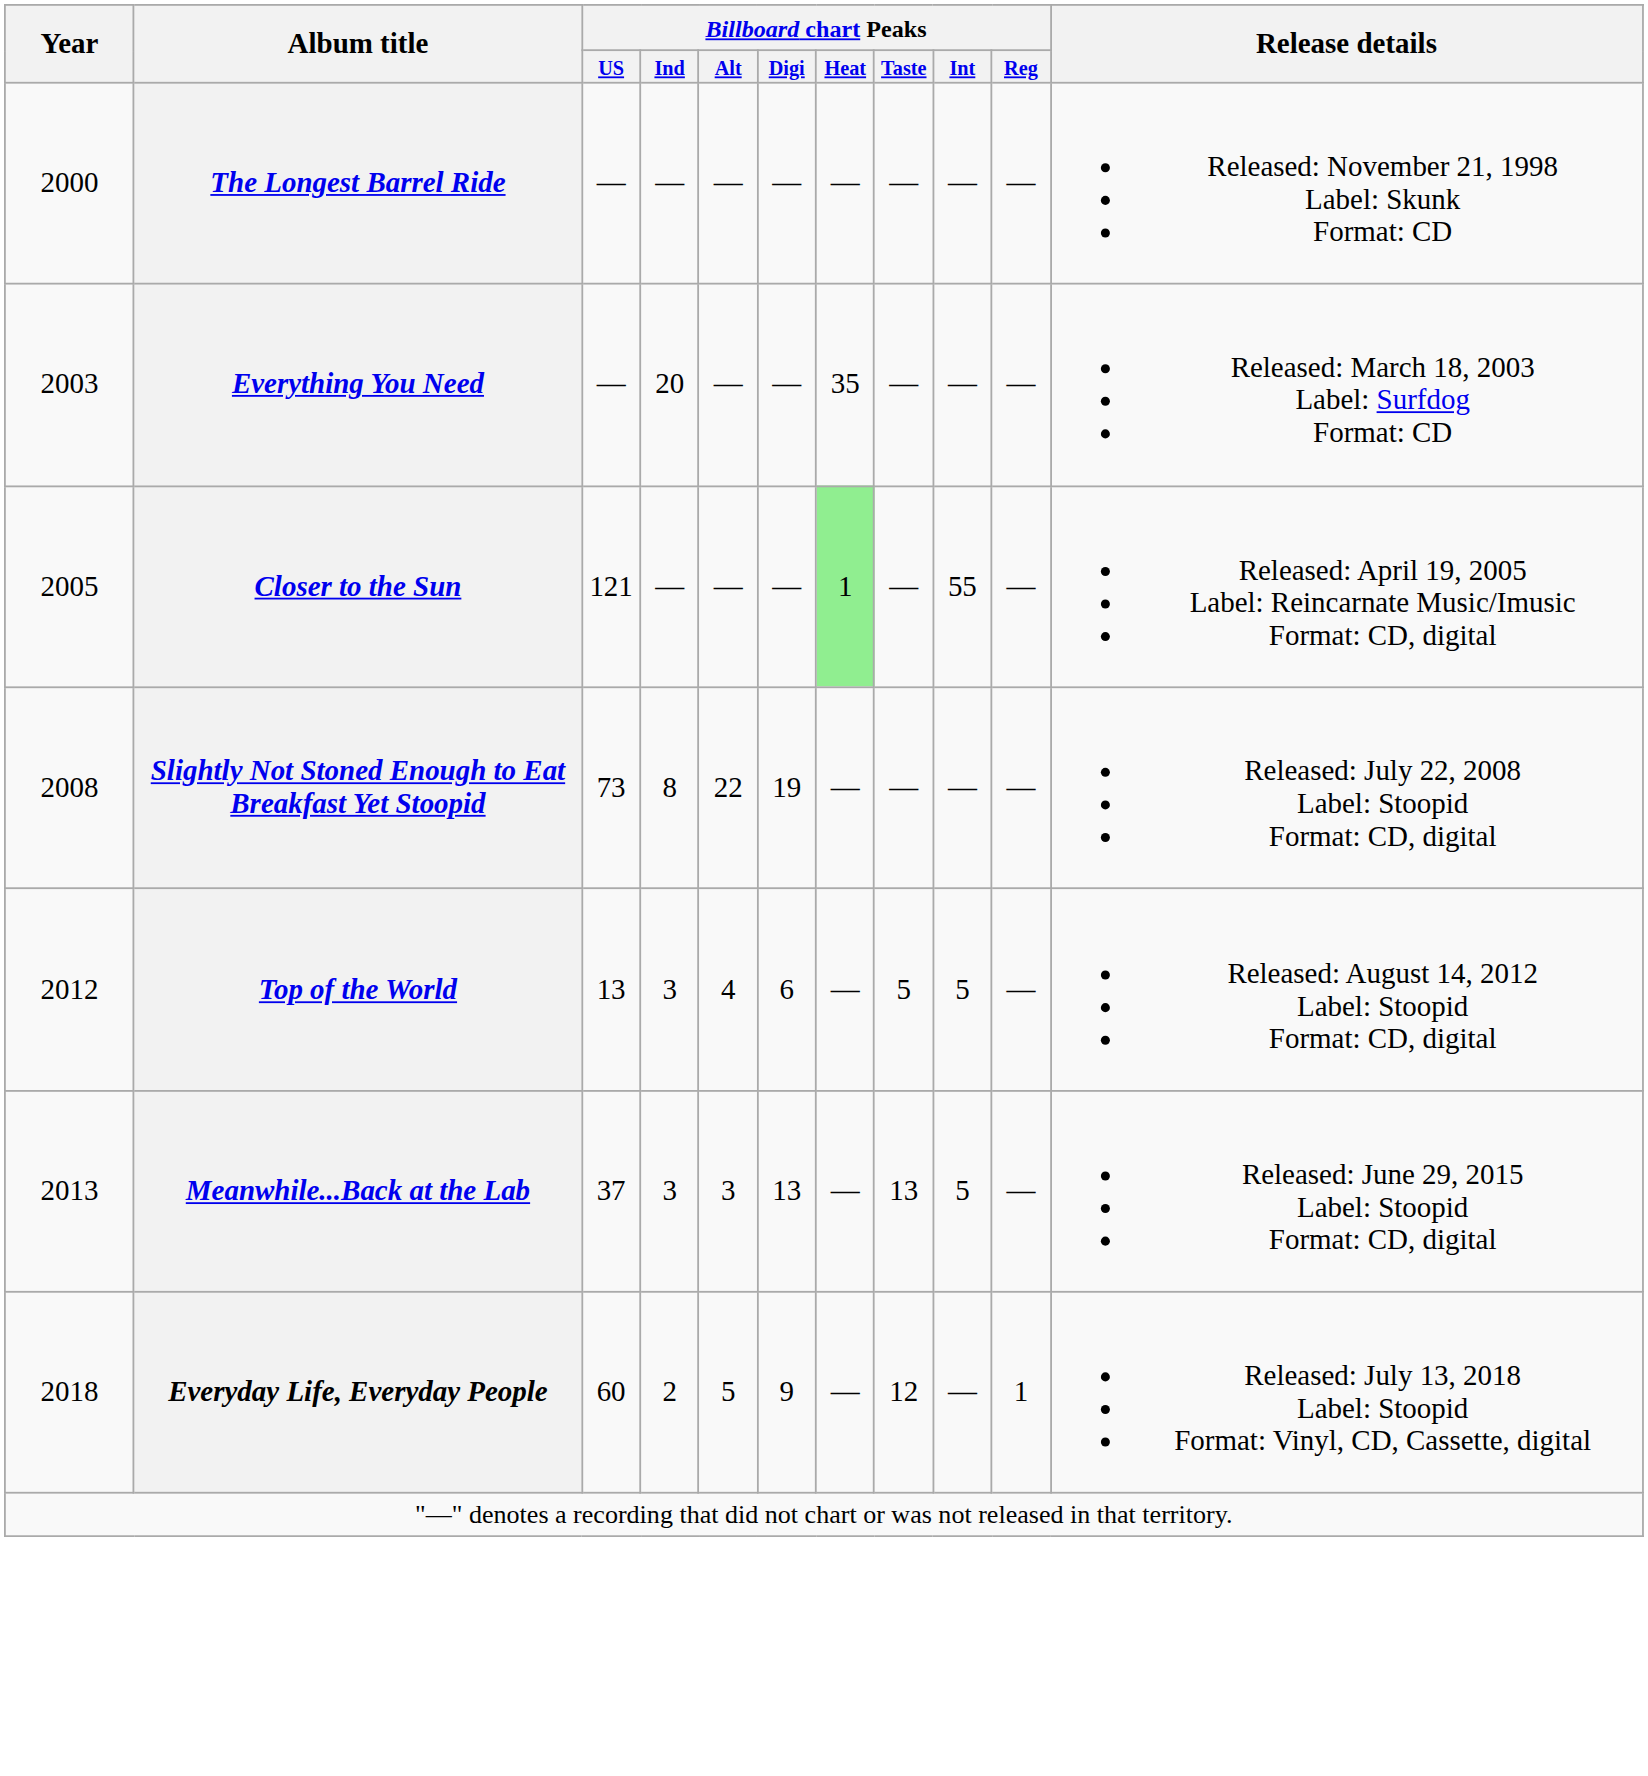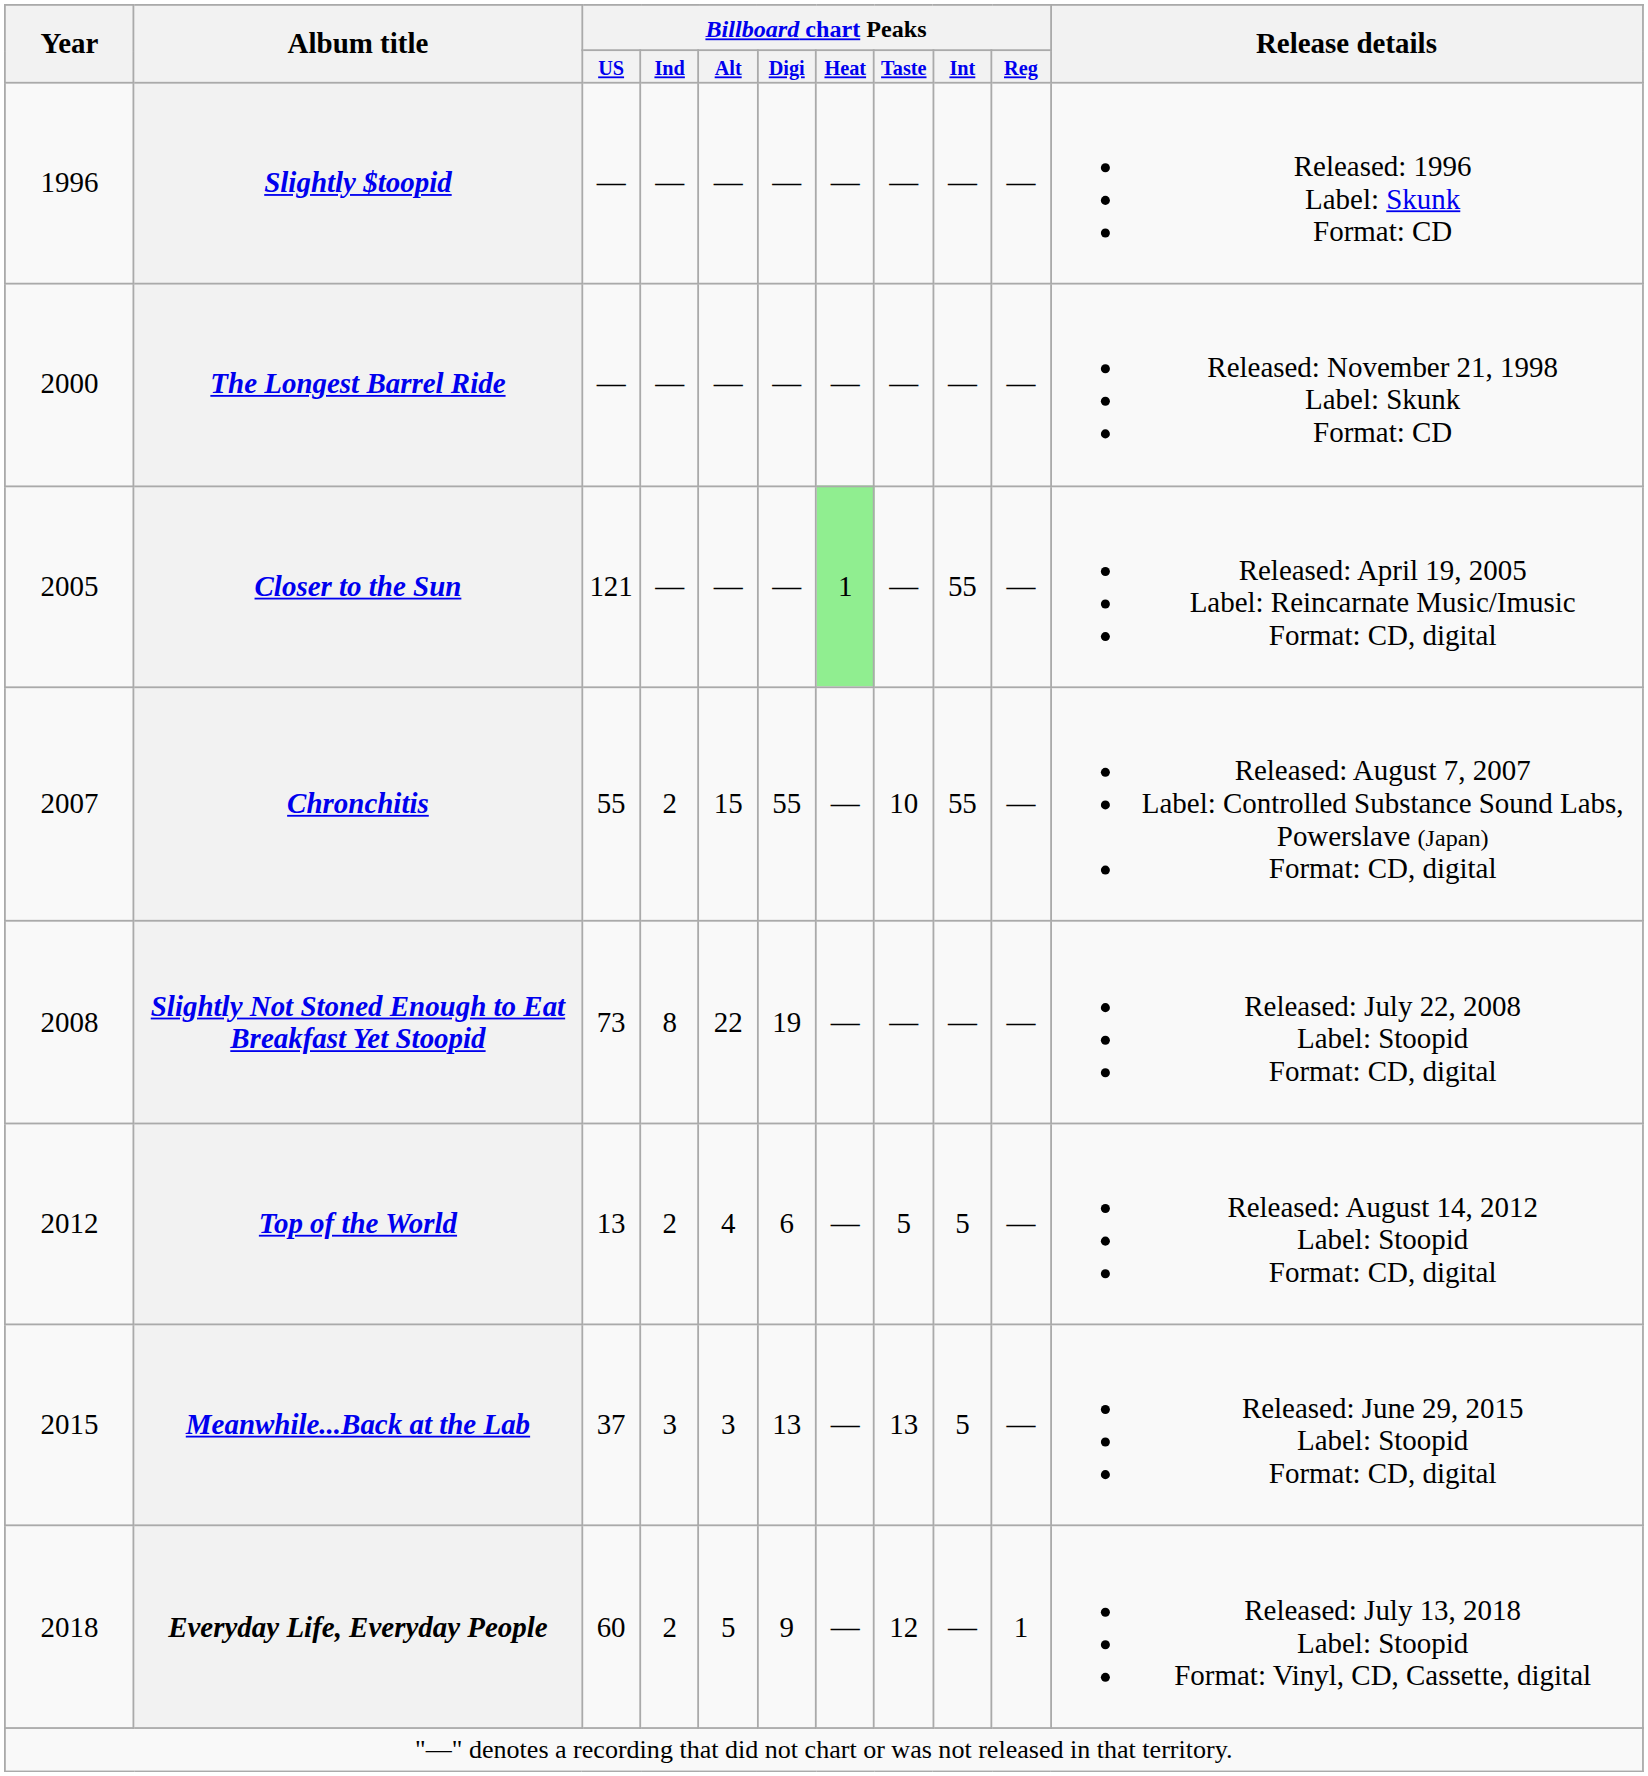+ row: (358, 182)
- row: (358, 384)
+ row: (358, 803)
(670, 989) 3 -> (670, 1223) 2
(69, 1190) 2013 -> (69, 1424) 2015
